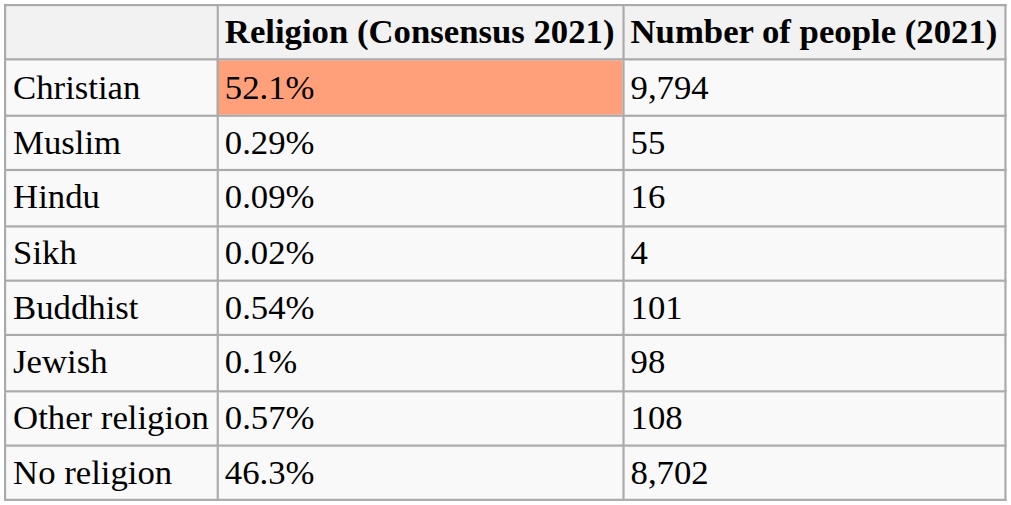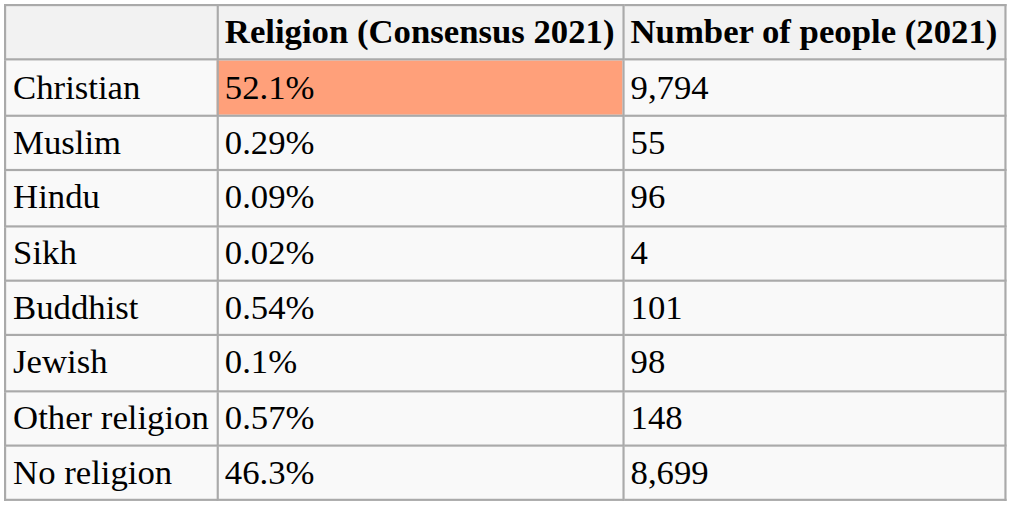(648, 197) 16 -> (648, 197) 96
(657, 417) 108 -> (657, 417) 148
(670, 472) 8,702 -> (670, 472) 8,699
